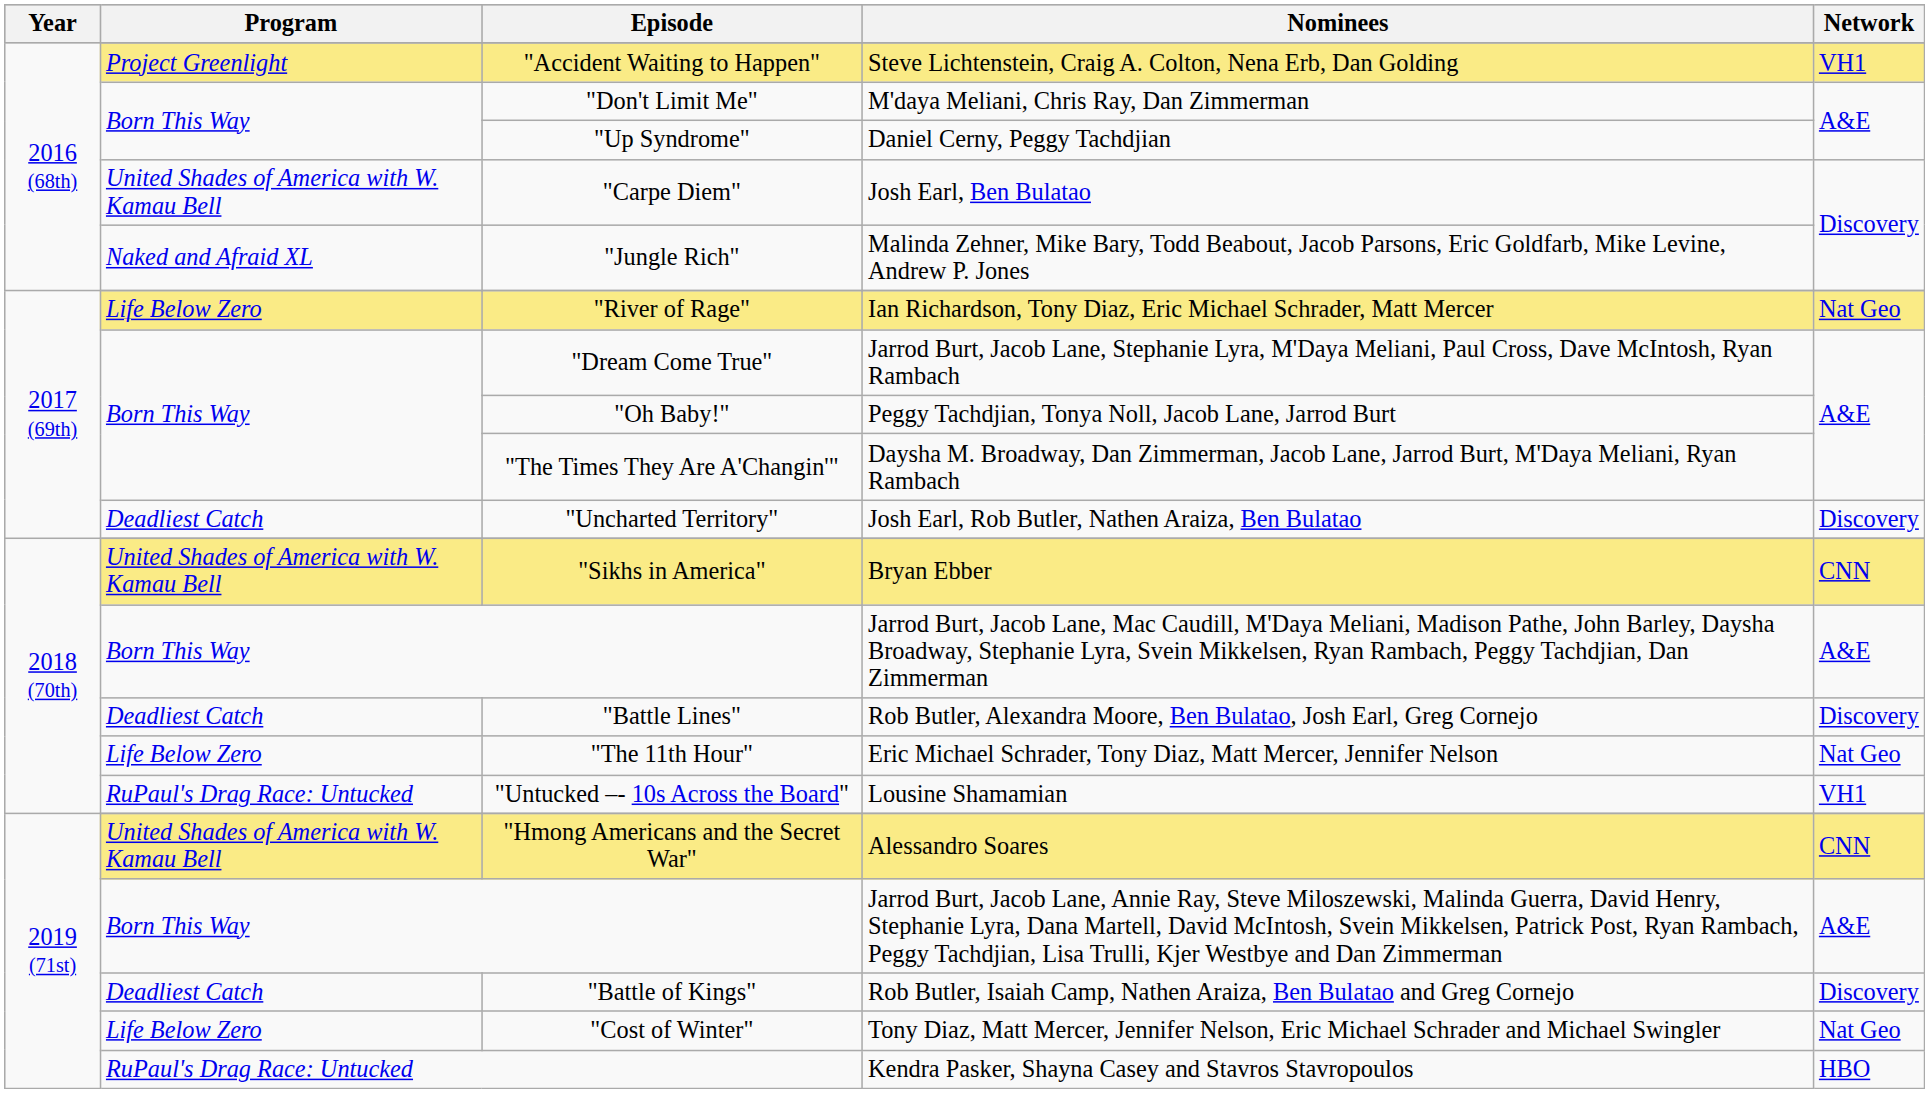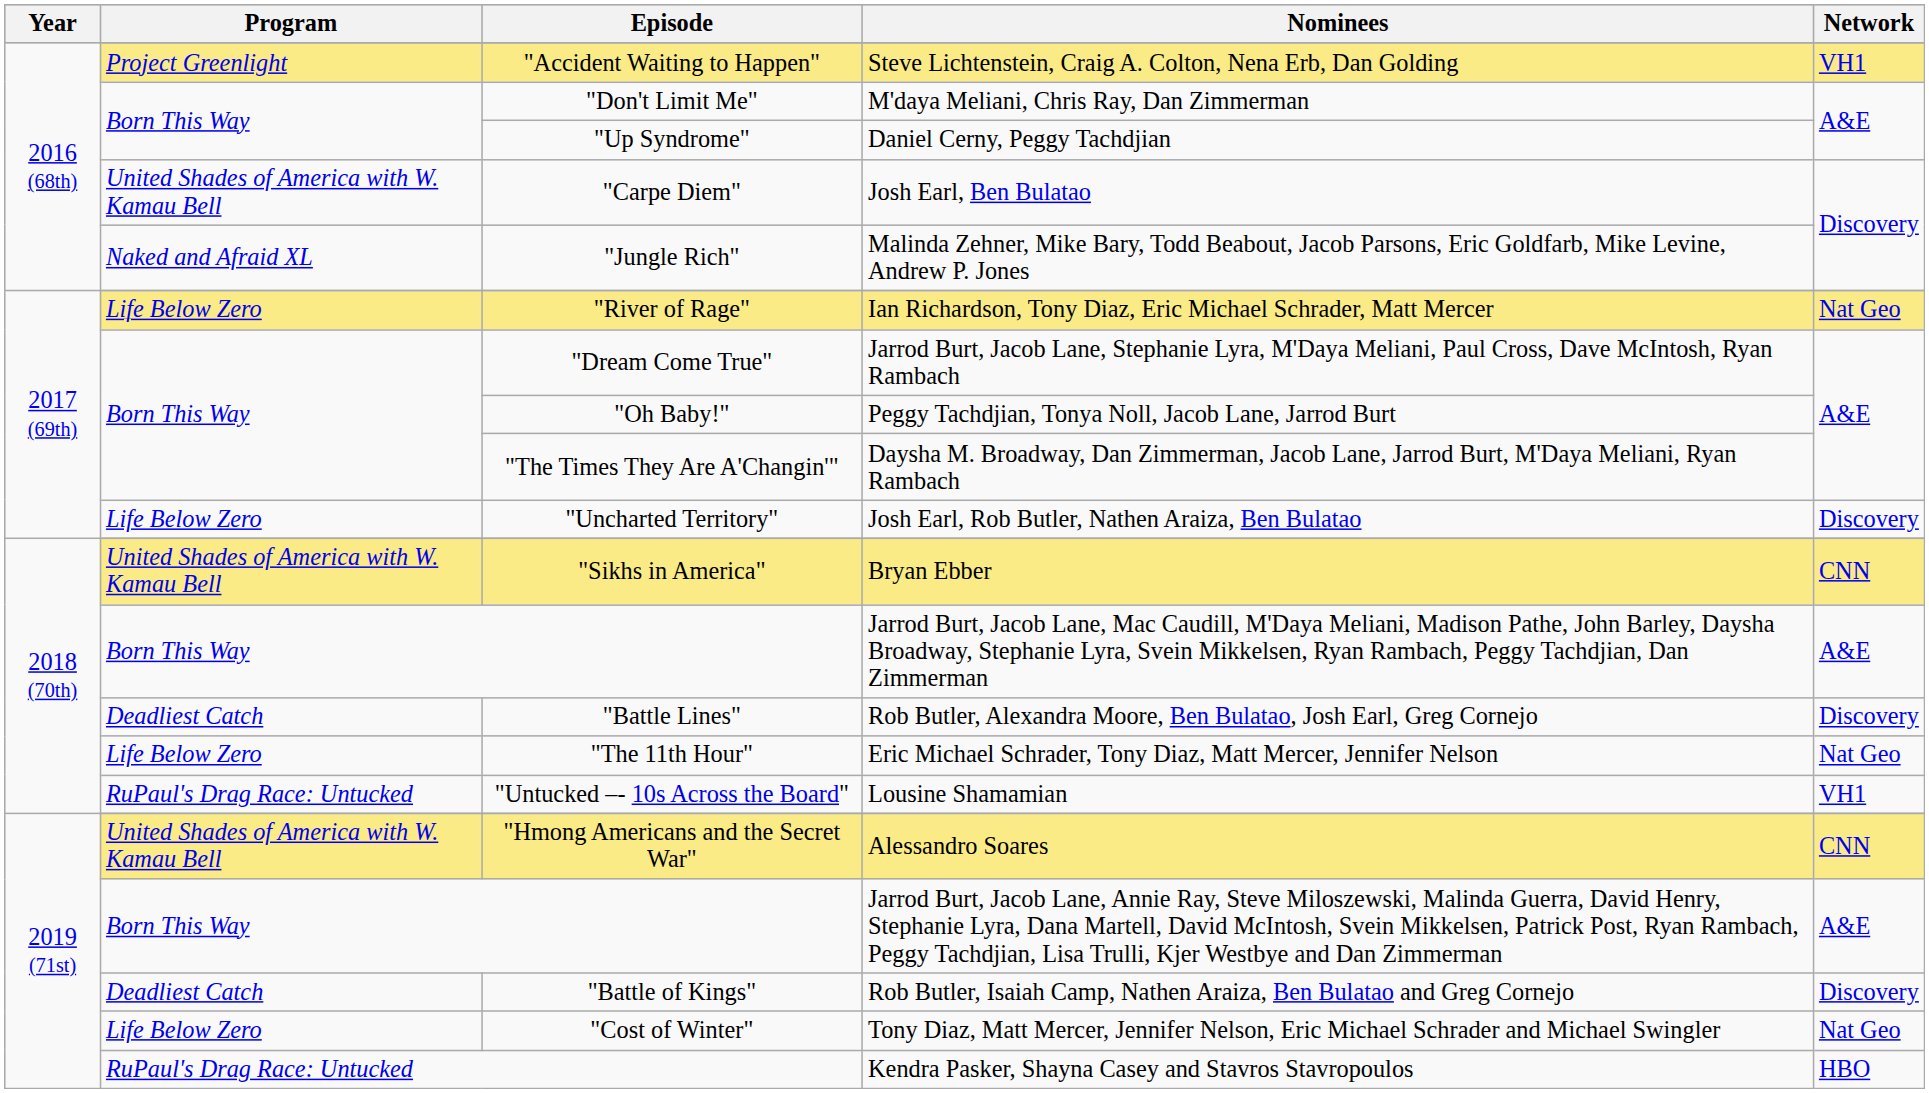(185, 518) Deadliest Catch -> (184, 518) Life Below Zero
